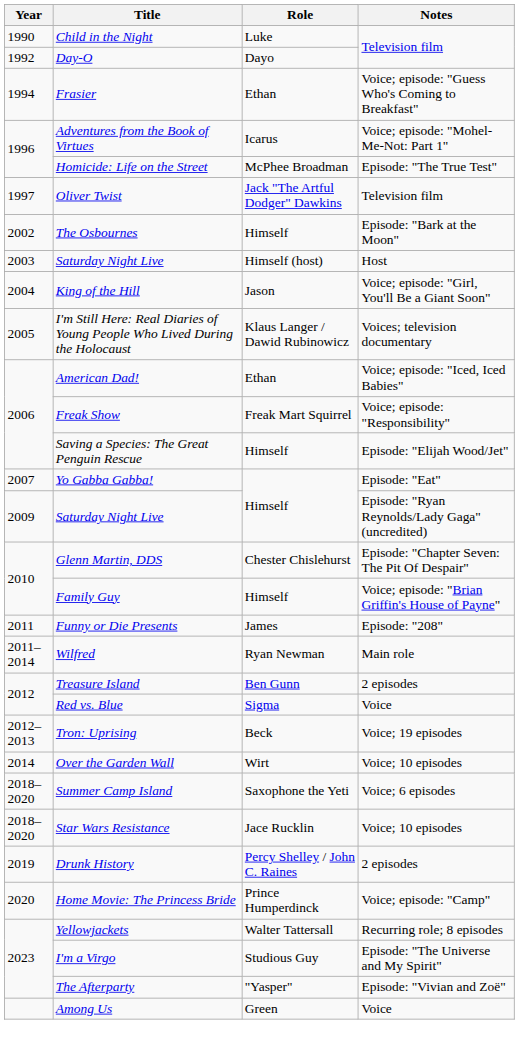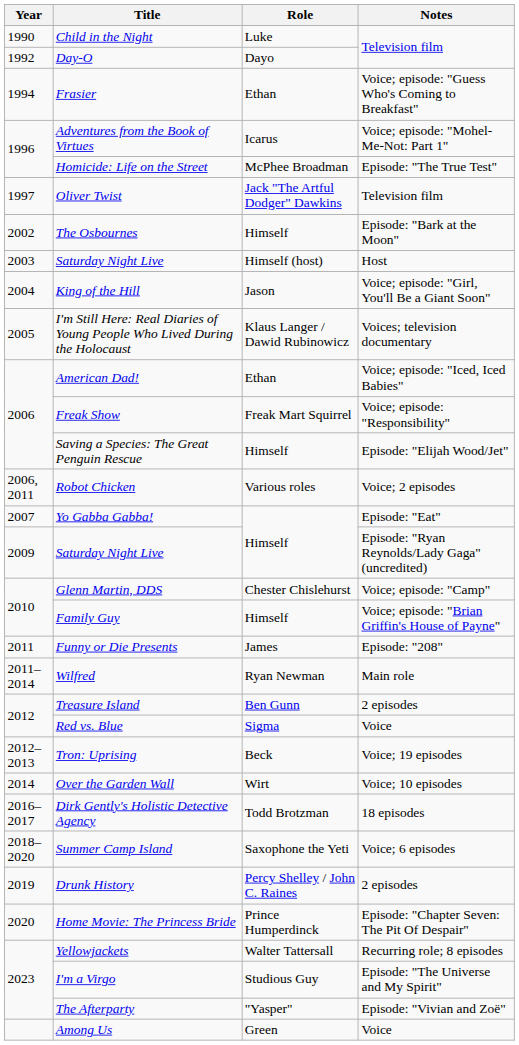+ row: (96, 487)
(431, 560) Episode: "Chapter Seven: The Pit Of Despair" -> (426, 589) Voice; episode: "Camp"
+ row: (142, 812)
- row: (113, 827)
(426, 900) Voice; episode: "Camp" -> (431, 921) Episode: "Chapter Seven: The Pit Of Despair"
